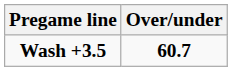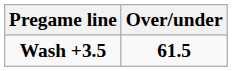(174, 50) 60.7 -> (174, 50) 61.5
